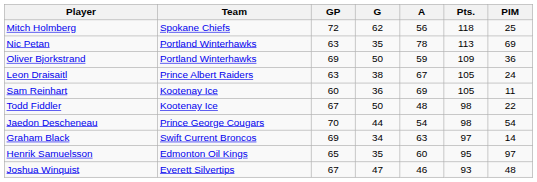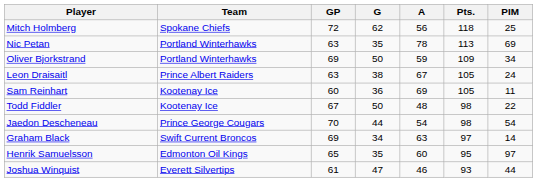(510, 59) 36 -> (510, 59) 34
(333, 169) 67 -> (333, 169) 61
(510, 169) 48 -> (510, 169) 44
